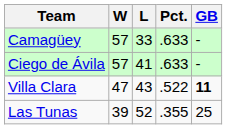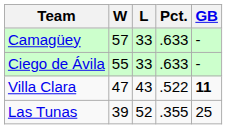(120, 64) 57 -> (120, 64) 55
(144, 64) 41 -> (144, 64) 33
